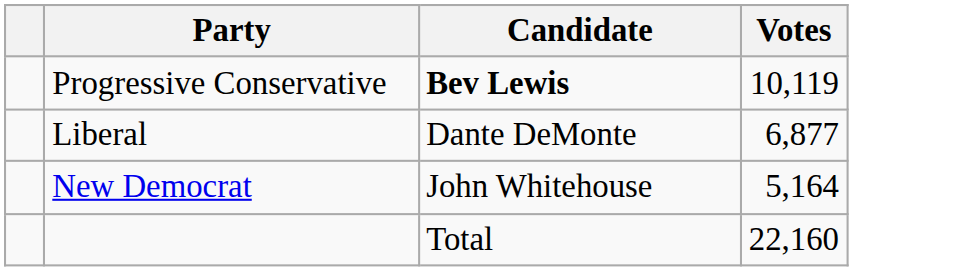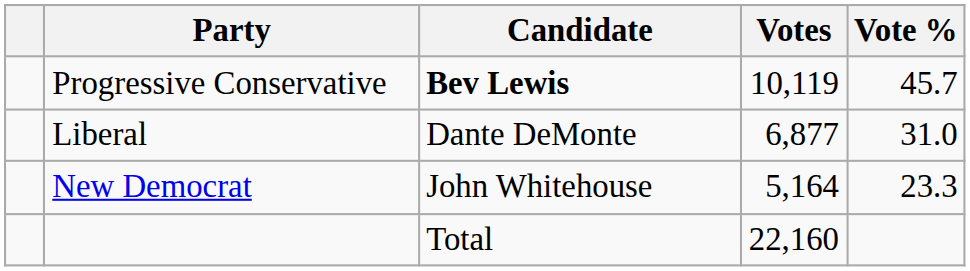+ column: (906, 30)
